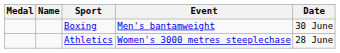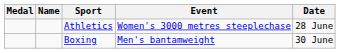rows swapped: (88, 41) <-> (80, 27)
